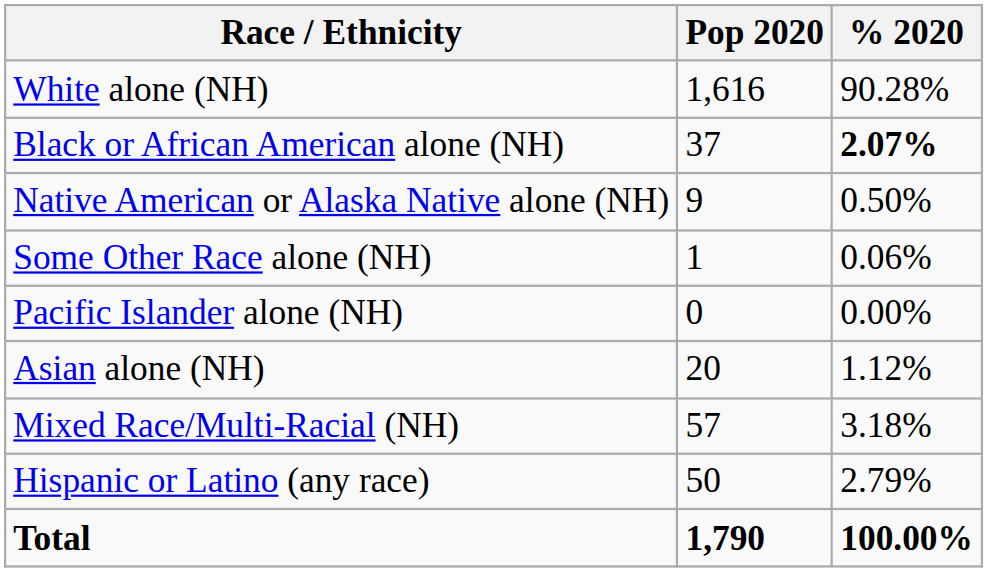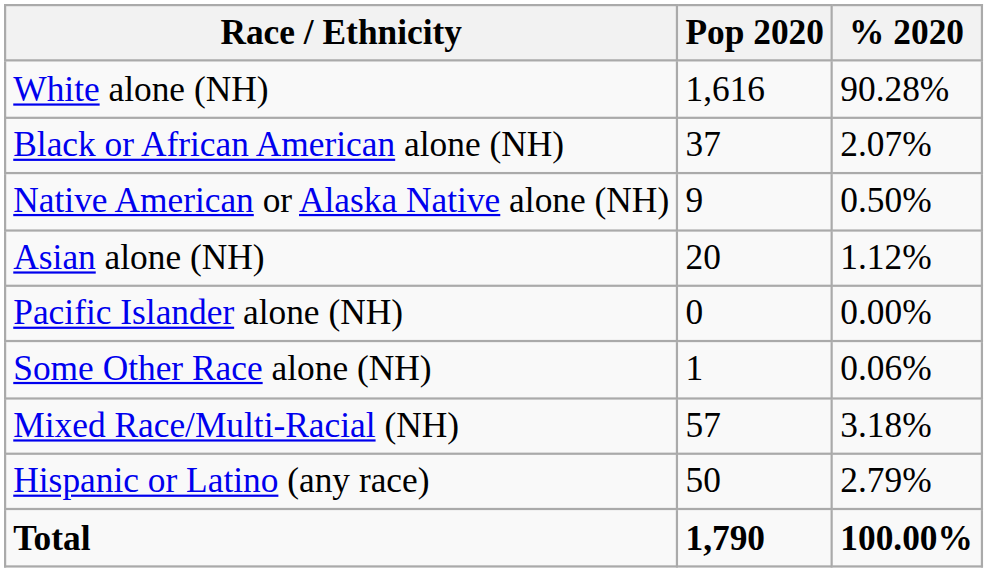(889, 144) bold -> (886, 144) normal
rows swapped: (139, 369) <-> (222, 256)
